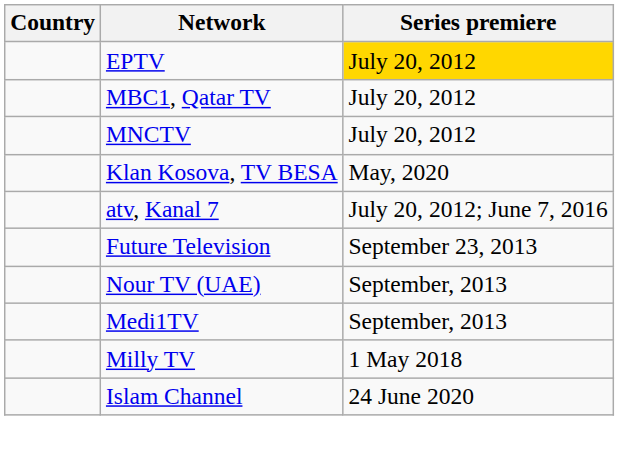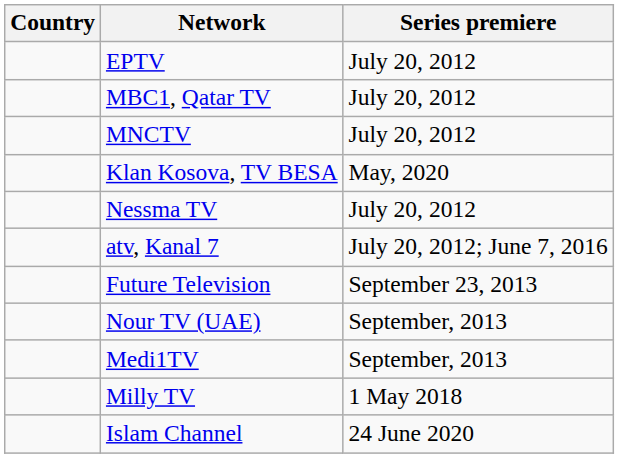(412, 60) gold background -> (412, 60) no background
+ row: (162, 209)
